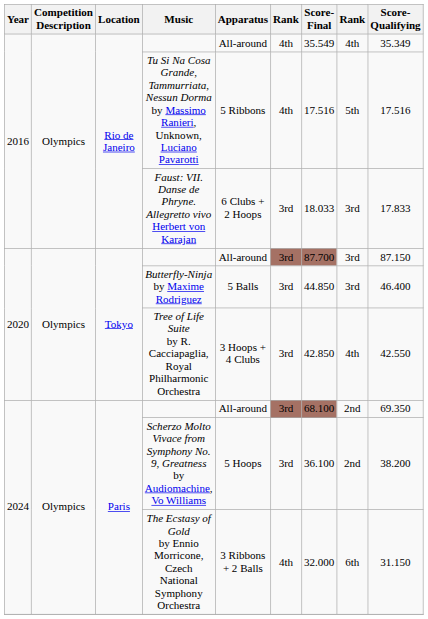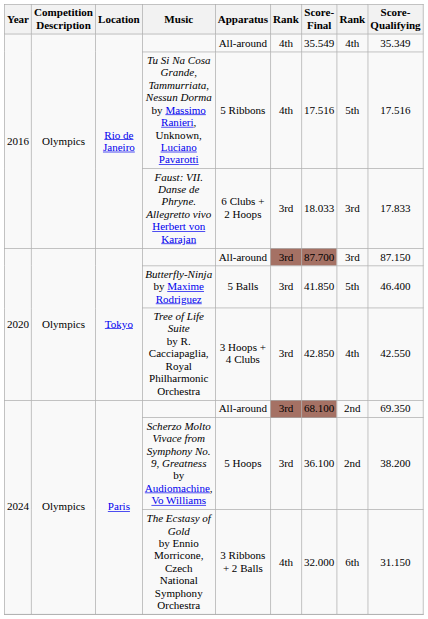(319, 287) 44.850 -> (319, 287) 41.850
(352, 287) 3rd -> (352, 287) 5th
